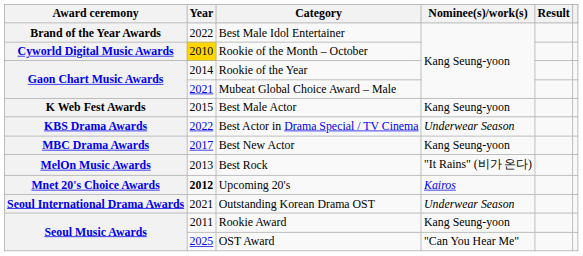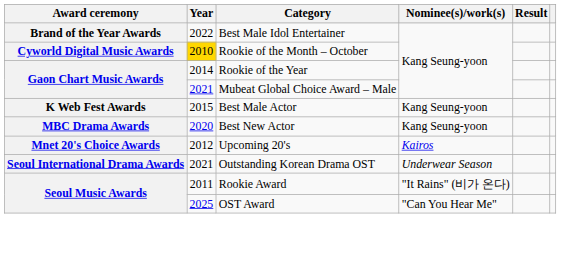- row: (319, 126)
(201, 145) 2017 -> (201, 126) 2020
- row: (243, 165)
(201, 185) bold -> (201, 145) normal
(467, 222) Kang Seung-yoon -> (456, 183) "It Rains" (비가 온다)
